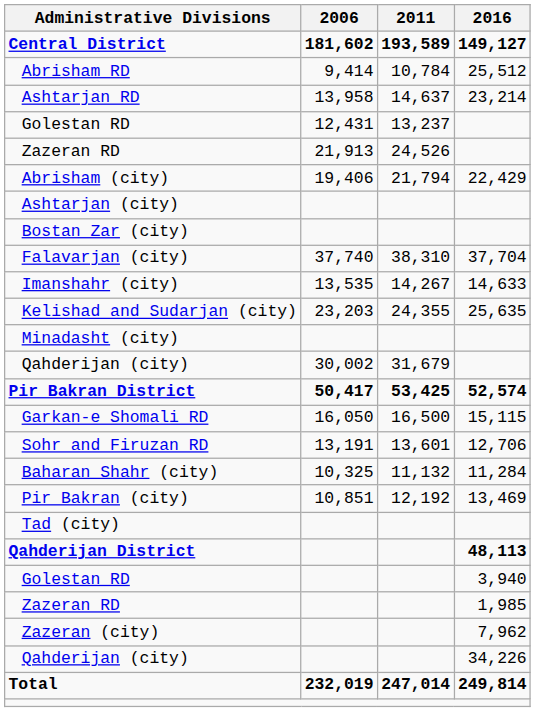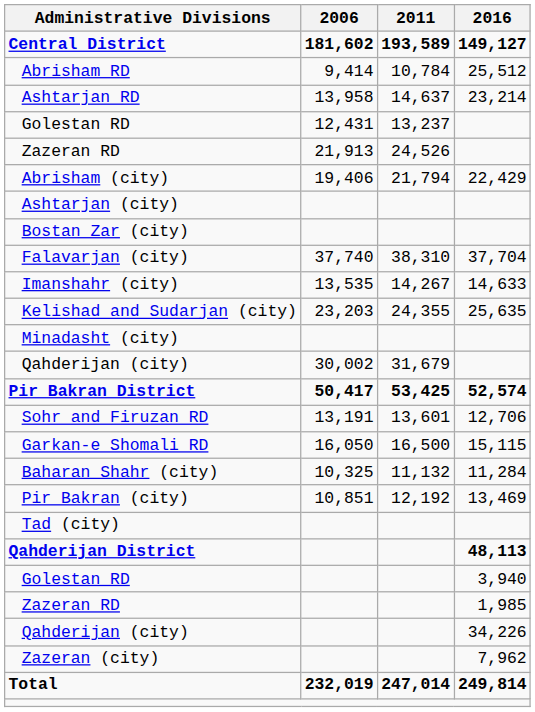rows swapped: (115, 418) <-> (115, 445)
rows swapped: (105, 659) <-> (90, 632)
